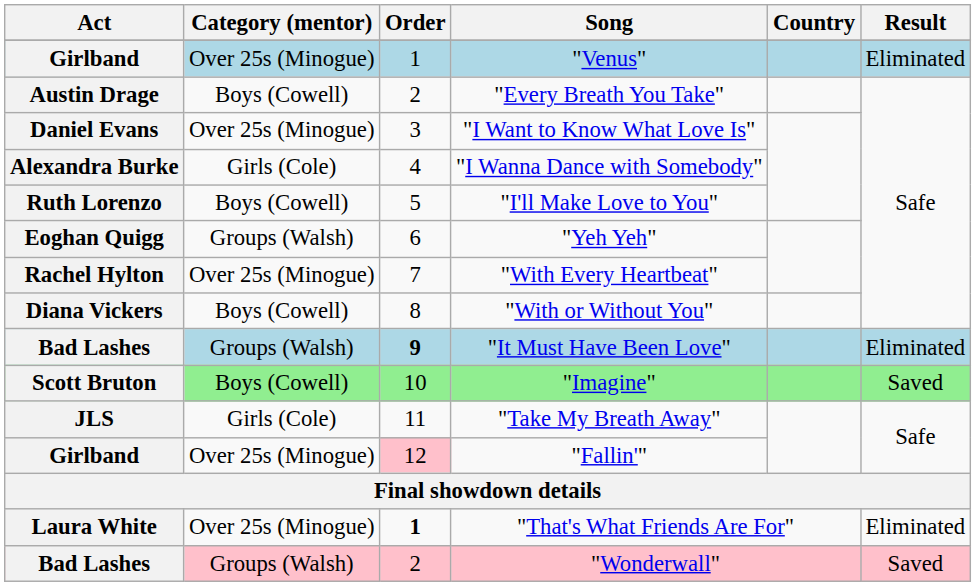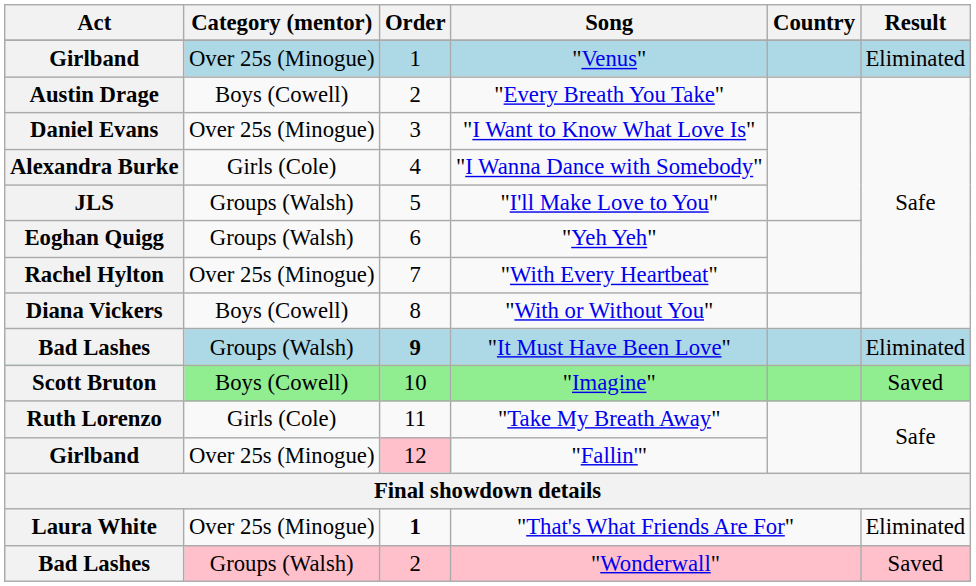(94, 202) Ruth Lorenzo -> (94, 202) JLS
(282, 202) Boys (Cowell) -> (282, 202) Groups (Walsh)
(94, 418) JLS -> (94, 418) Ruth Lorenzo
